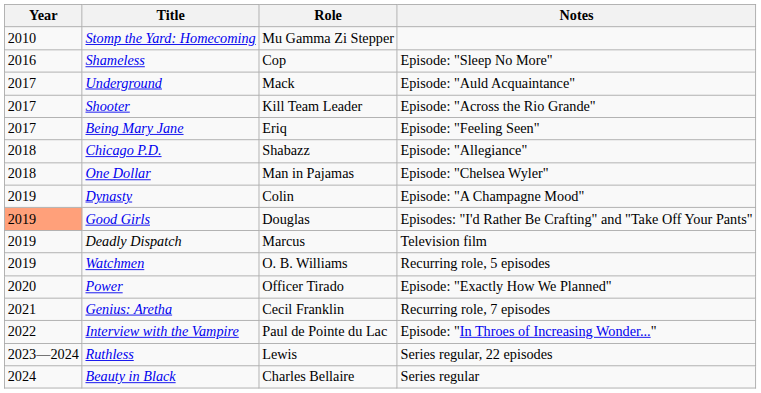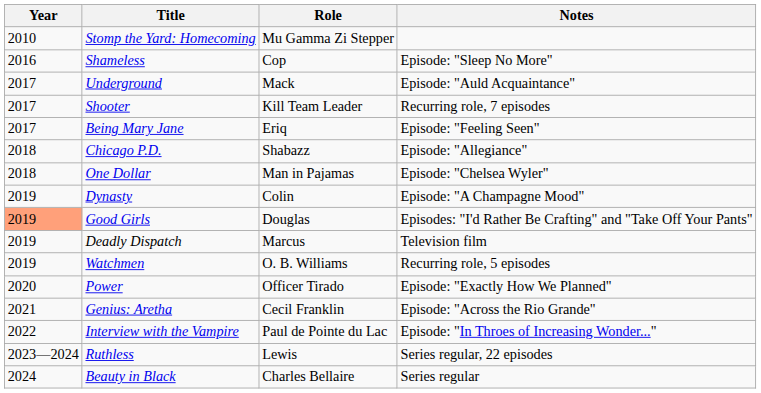(498, 106) Episode: "Across the Rio Grande" -> (475, 106) Recurring role, 7 episodes
(475, 309) Recurring role, 7 episodes -> (498, 309) Episode: "Across the Rio Grande"
